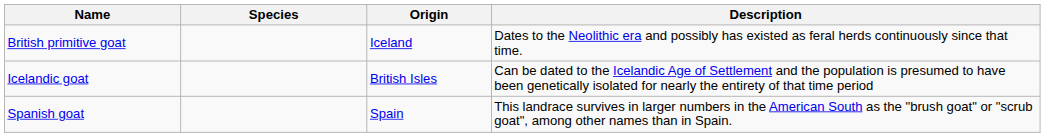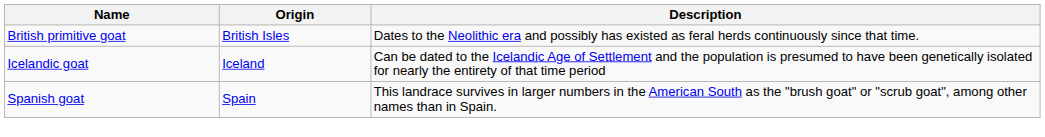- column: (274, 14)
(391, 43) Iceland -> (256, 35) British Isles
(403, 78) British Isles -> (243, 63) Iceland
